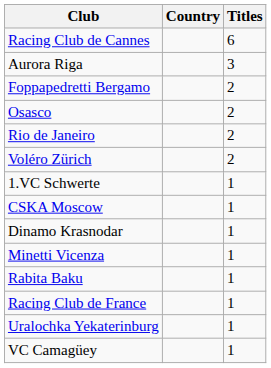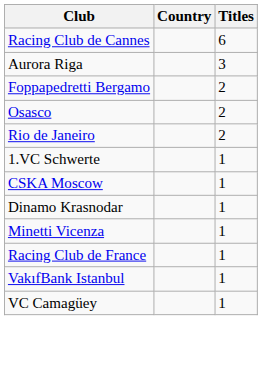- row: (50, 159)
- row: (45, 278)
- row: (83, 326)
+ row: (66, 278)
